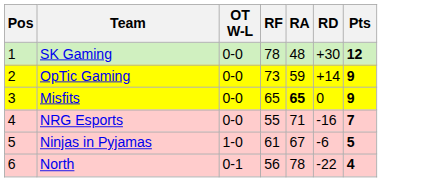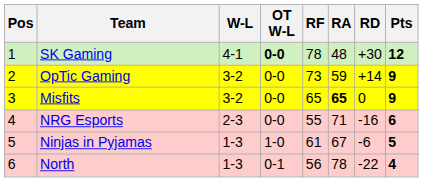+ column: (240, 23)
(233, 53) normal -> (274, 53) bold
(351, 120) 7 -> (392, 120) 6
